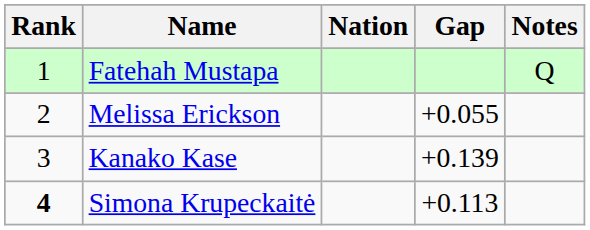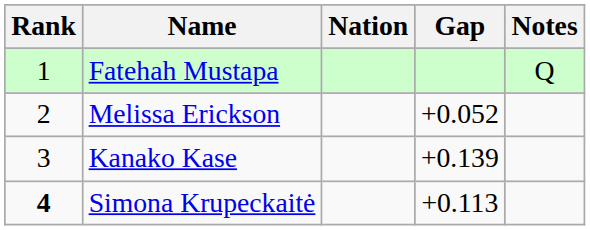(460, 114) +0.055 -> (460, 114) +0.052
